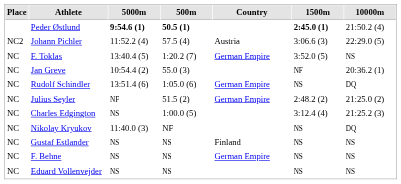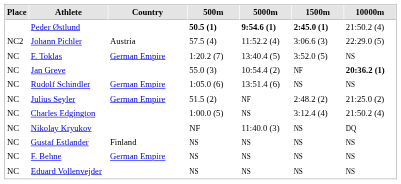columns swapped: (252, 12) <-> (134, 12)
(365, 70) normal -> (365, 70) bold
(351, 85) DQ -> (350, 85) NS
(365, 113) 21:25.2 (3) -> (365, 113) 21:50.2 (4)
